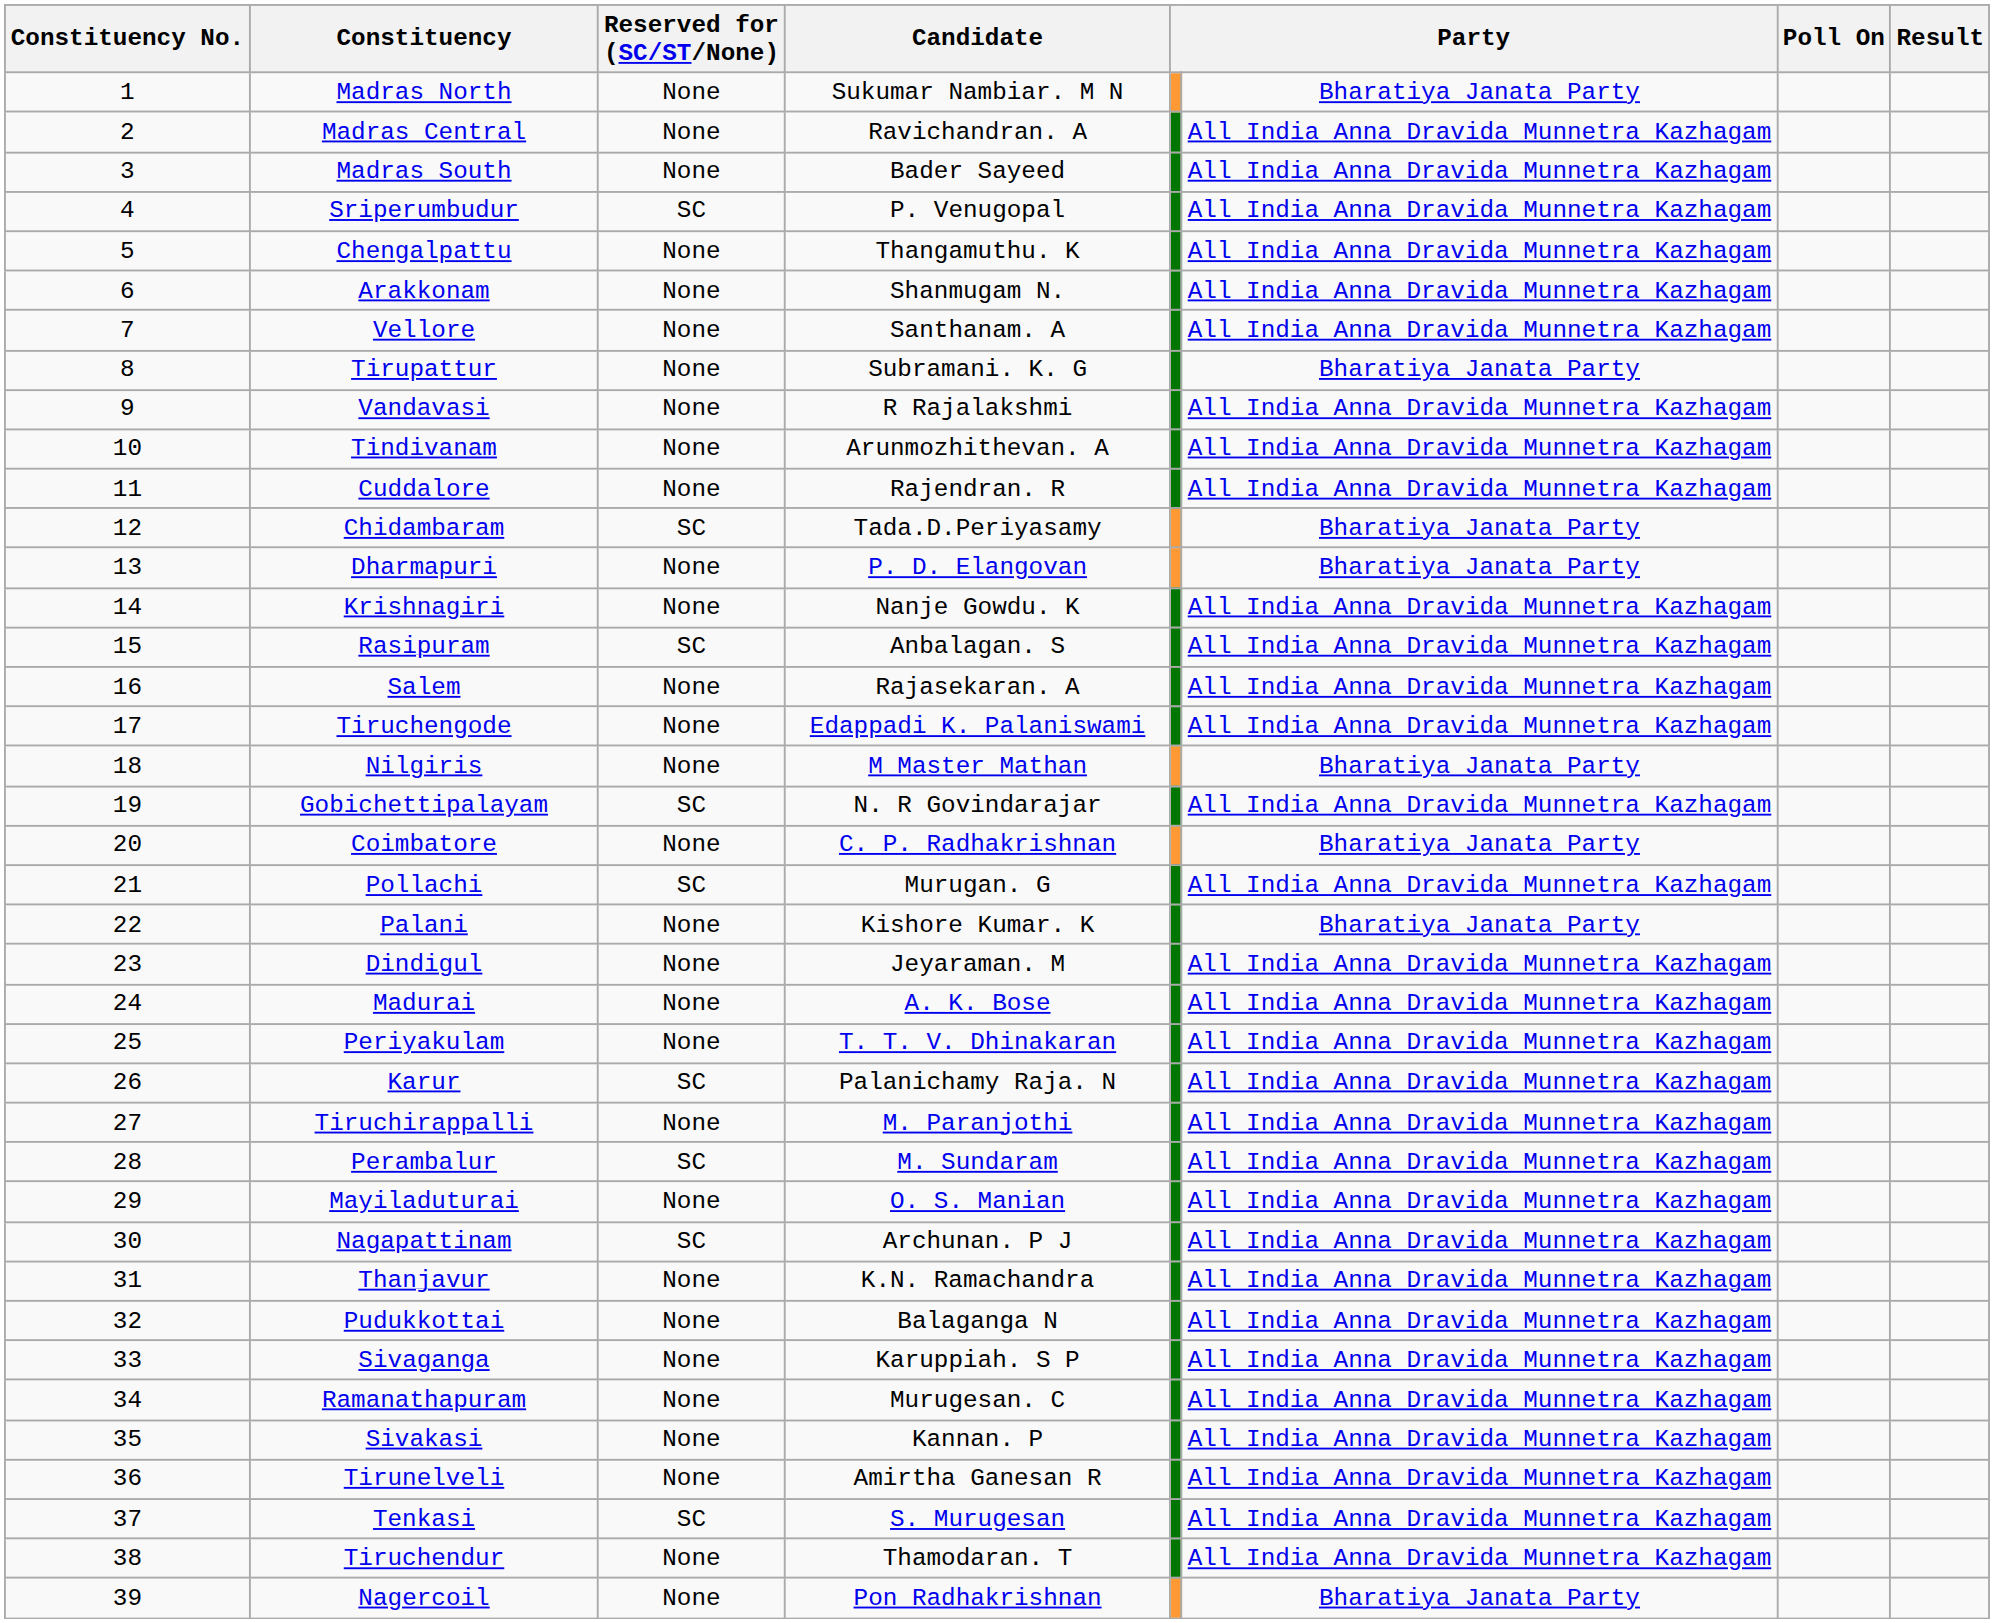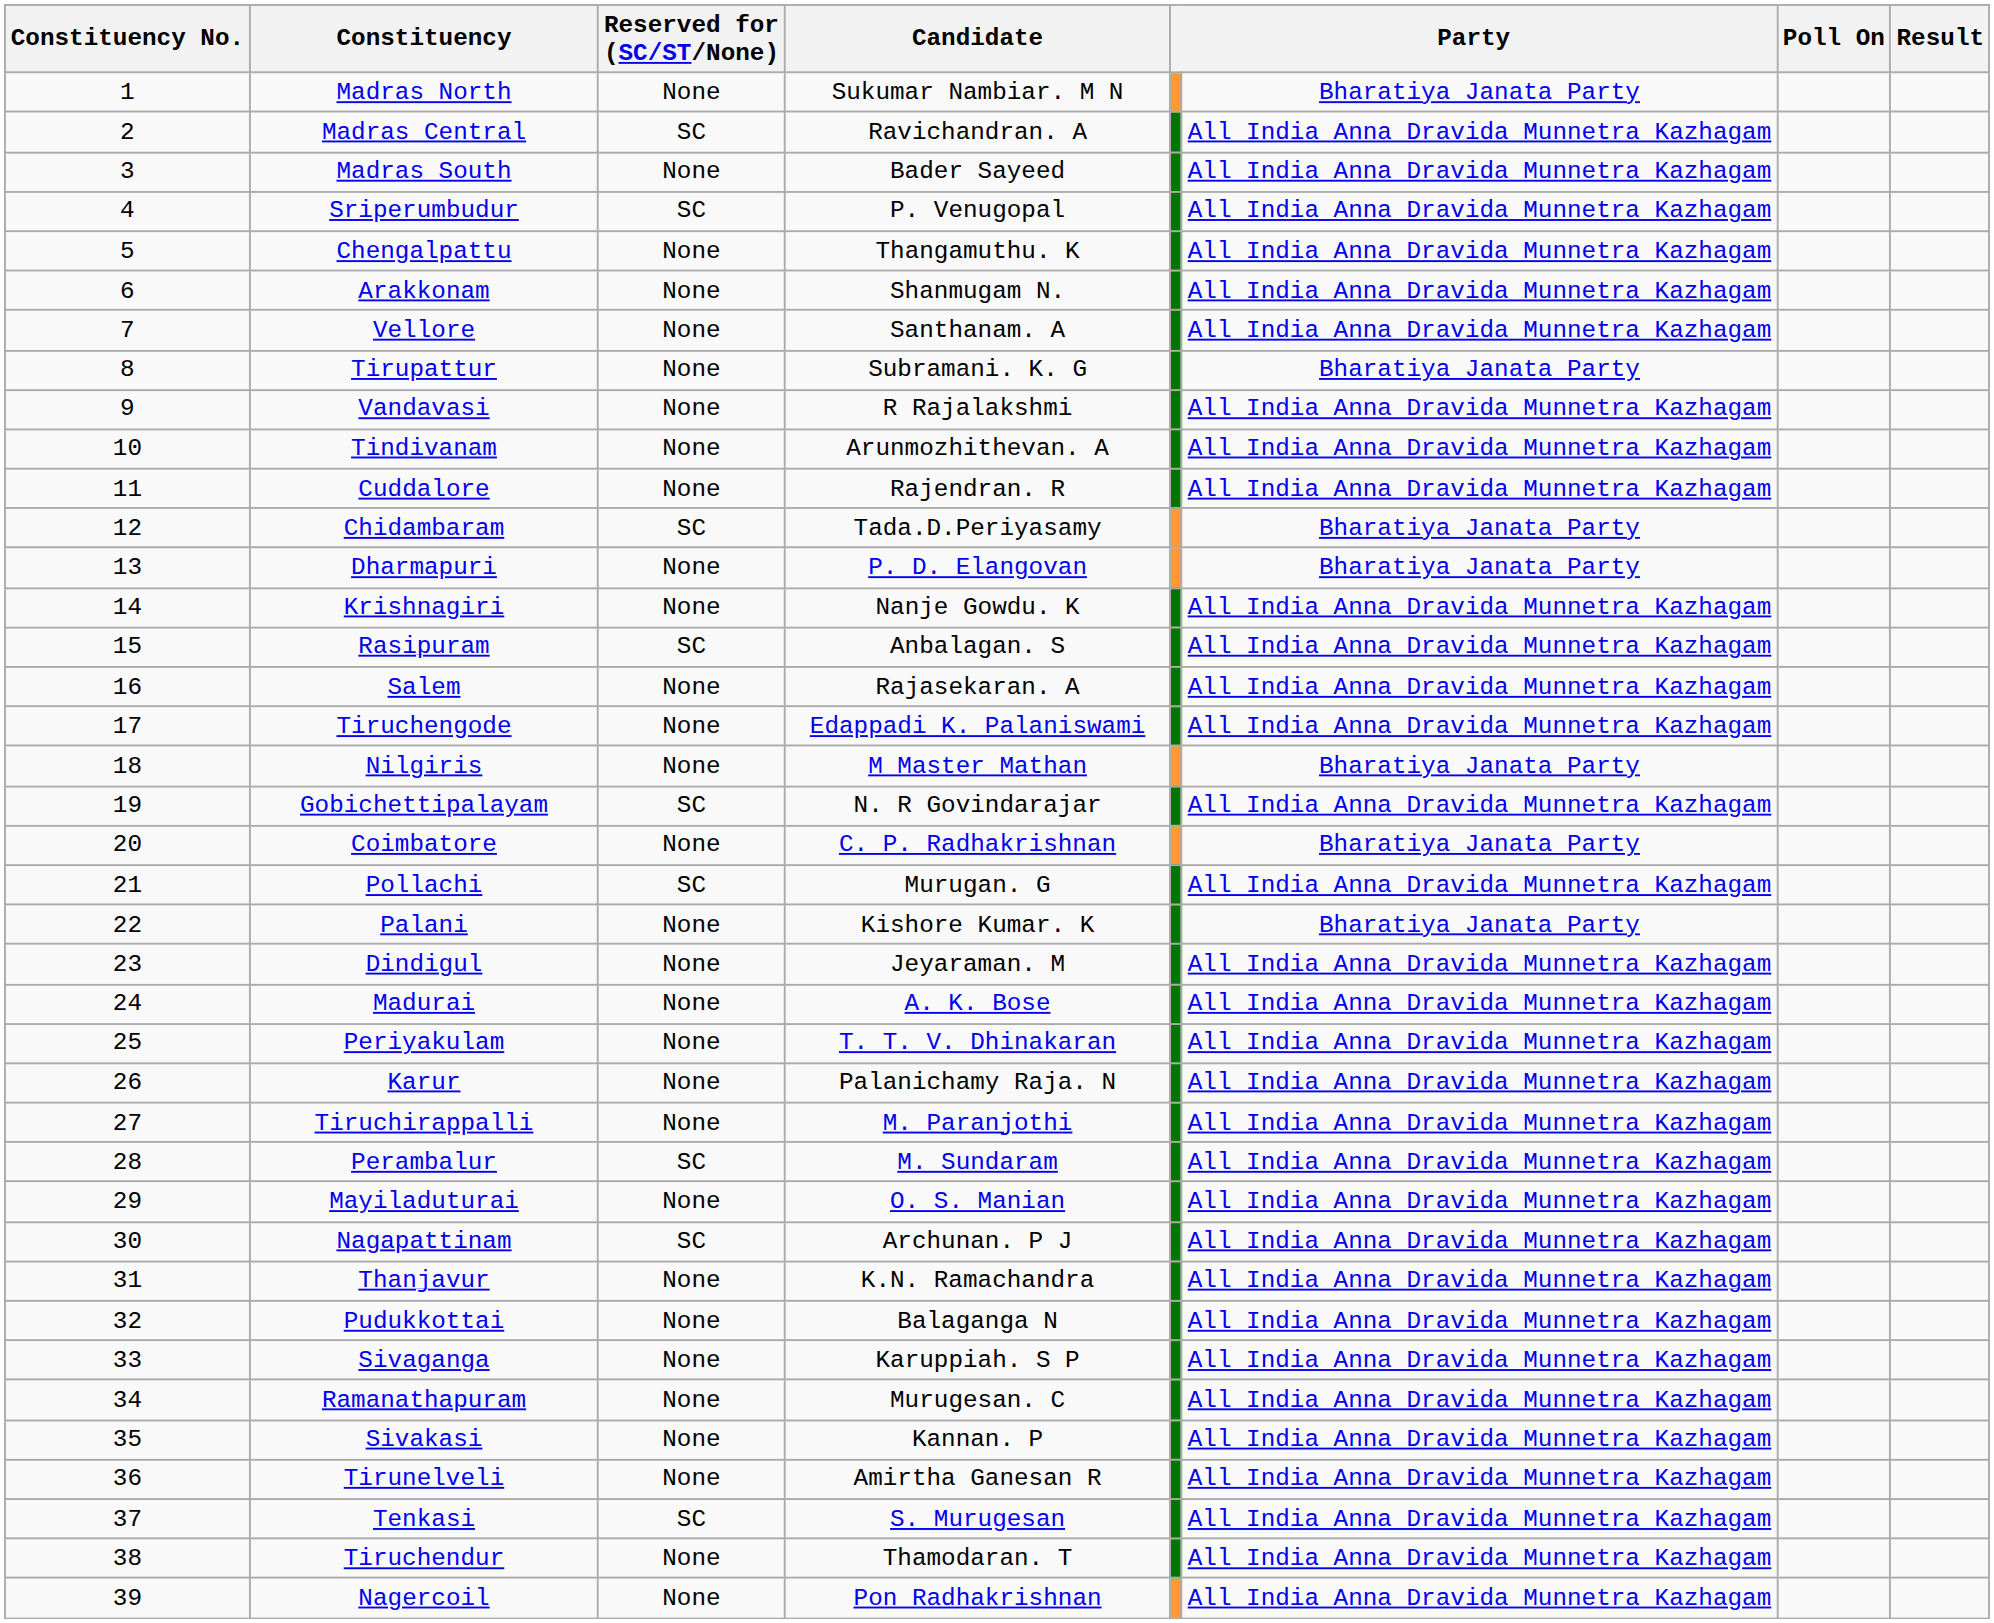(691, 132) None -> (691, 132) SC
(691, 1083) SC -> (691, 1083) None
(1479, 1598) Bharatiya Janata Party -> (1479, 1598) All India Anna Dravida Munnetra Kazhagam
